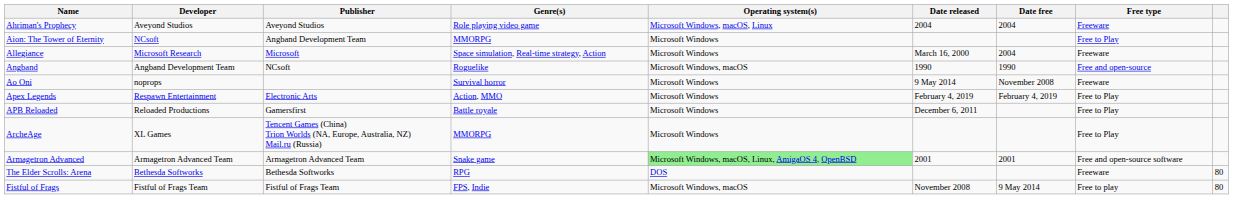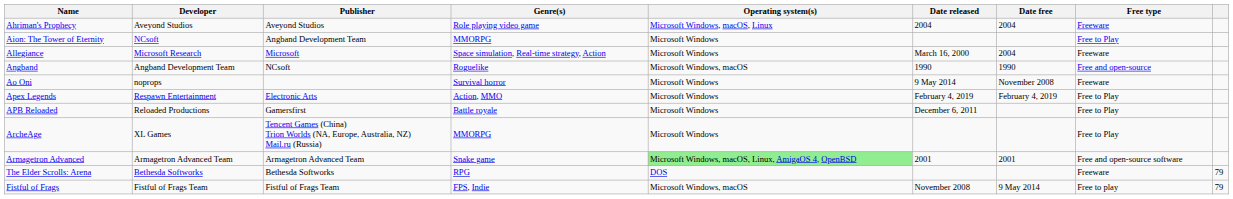(1219, 172) 80 -> (1219, 172) 79
(1219, 186) 80 -> (1219, 186) 79
